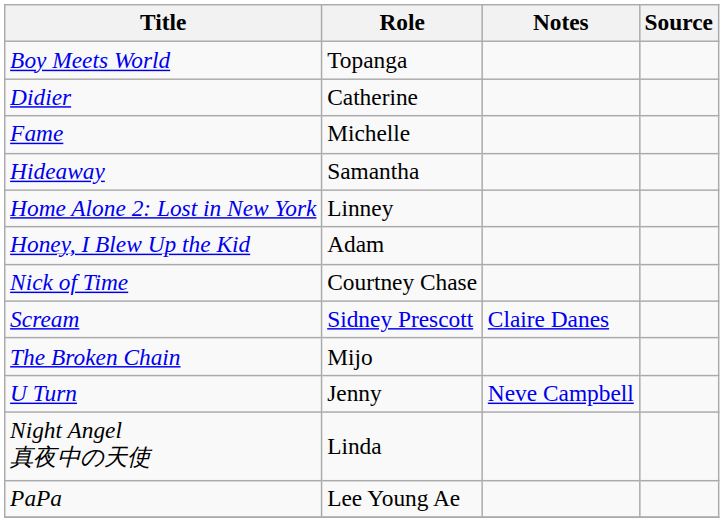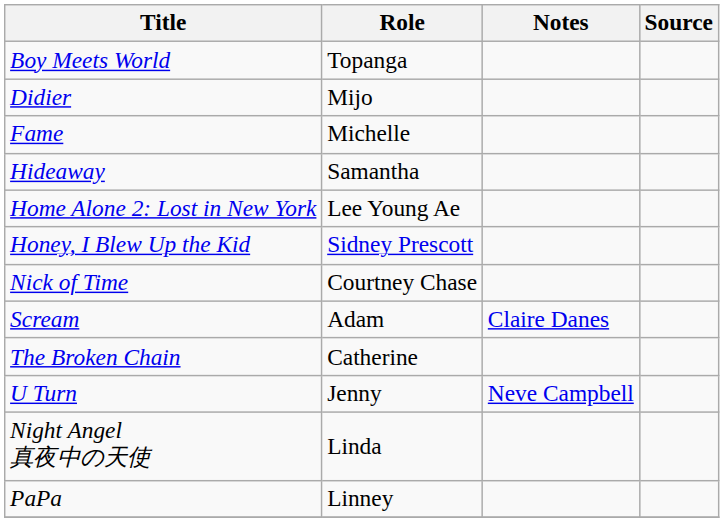(373, 97) Catherine -> (350, 97) Mijo
(360, 208) Linney -> (394, 208) Lee Young Ae
(356, 245) Adam -> (400, 245) Sidney Prescott
(400, 319) Sidney Prescott -> (356, 319) Adam
(350, 356) Mijo -> (373, 356) Catherine
(394, 498) Lee Young Ae -> (360, 498) Linney
